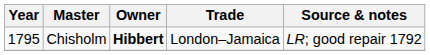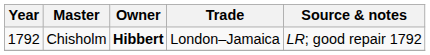(24, 38) 1795 -> (24, 38) 1792
